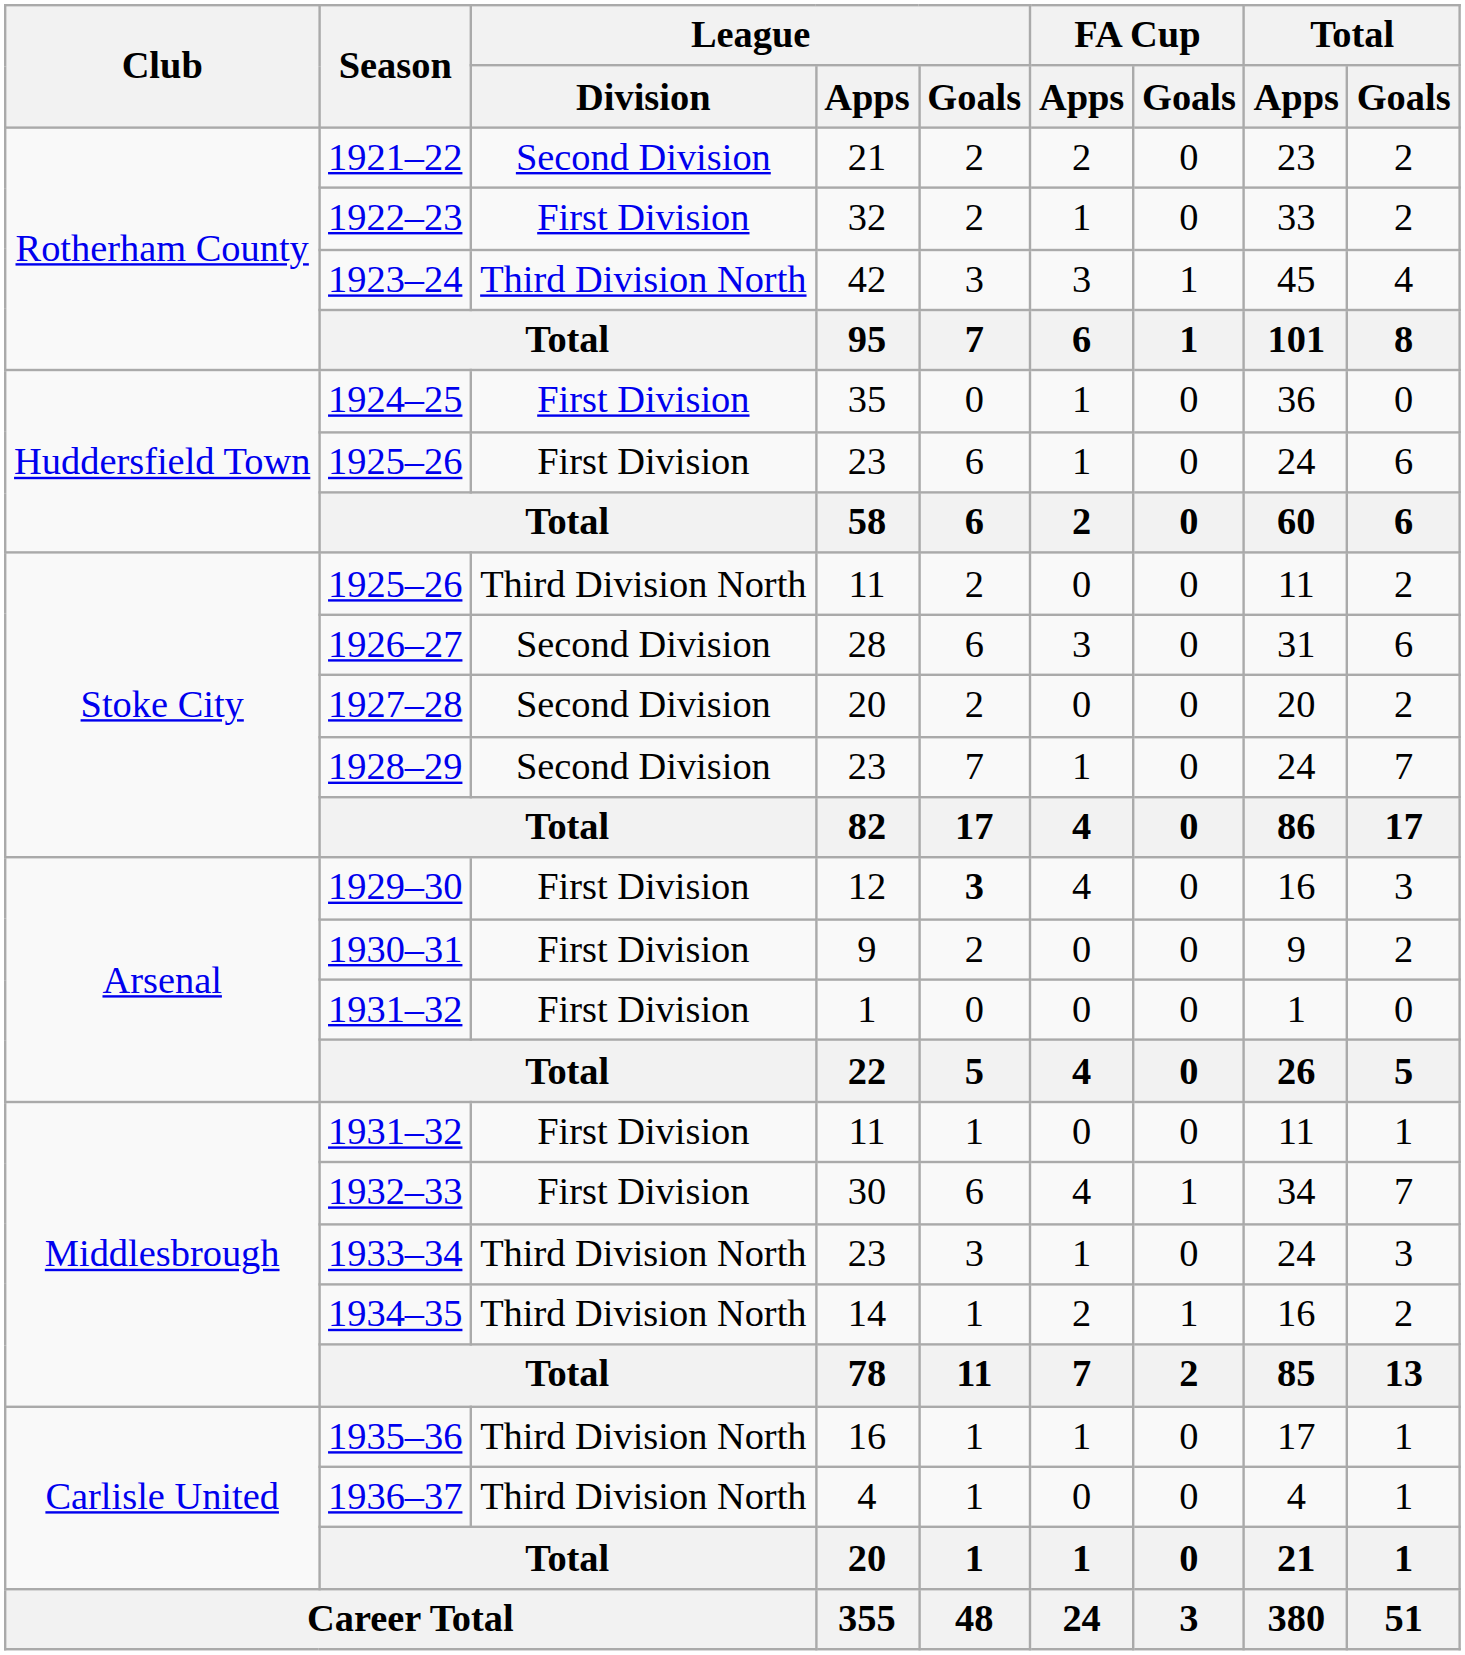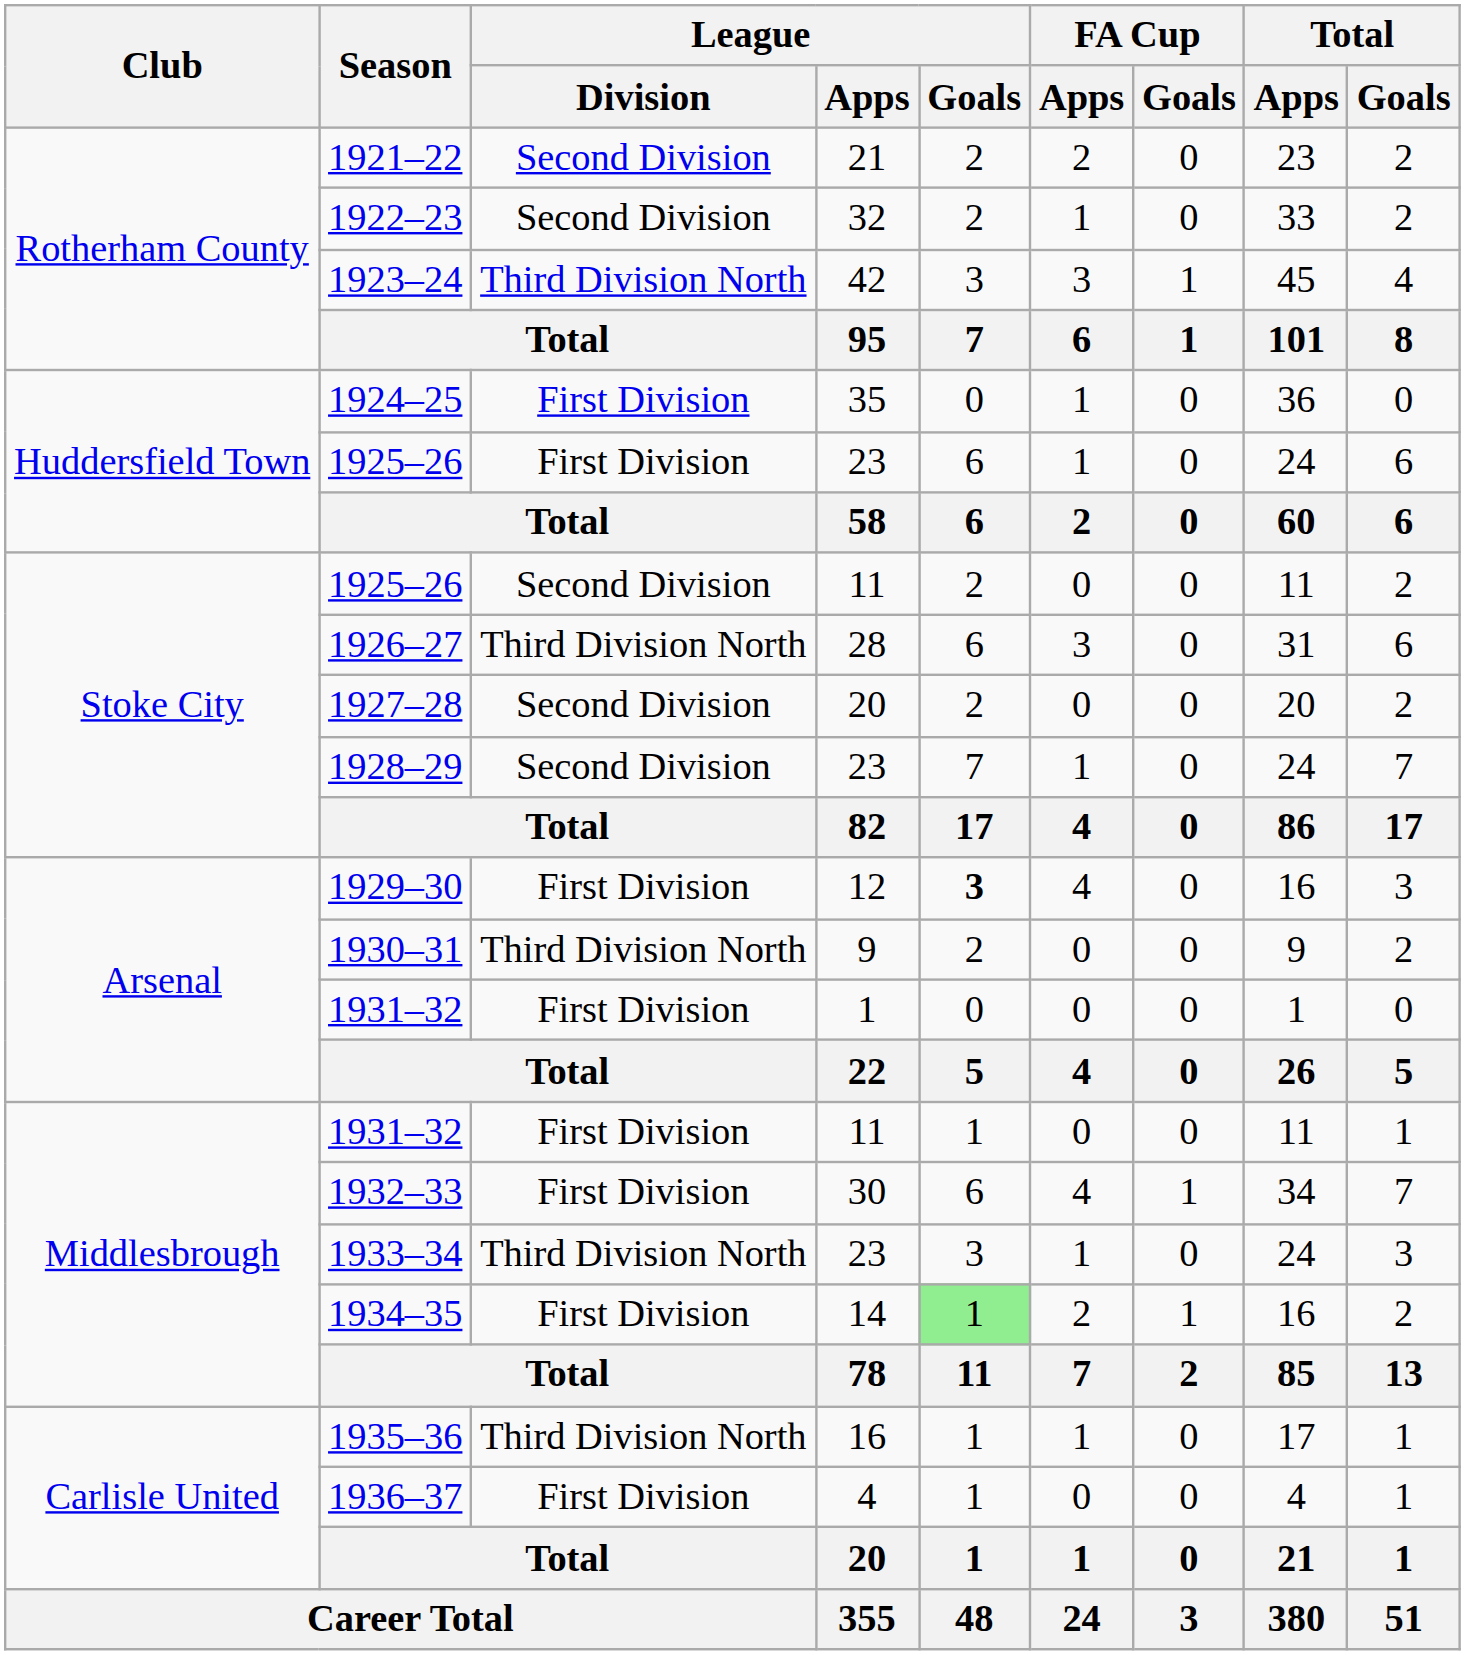(643, 217) First Division -> (643, 217) Second Division
(643, 583) Third Division North -> (643, 583) Second Division
(643, 643) Second Division -> (643, 643) Third Division North
(643, 948) First Division -> (643, 948) Third Division North
(643, 1313) Third Division North -> (643, 1313) First Division
(974, 1313) no background -> (974, 1313) lightgreen background
(643, 1496) Third Division North -> (643, 1496) First Division
